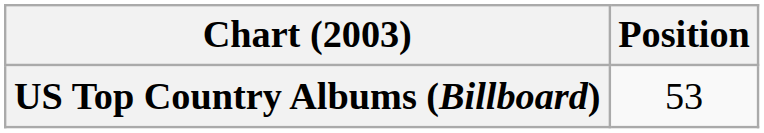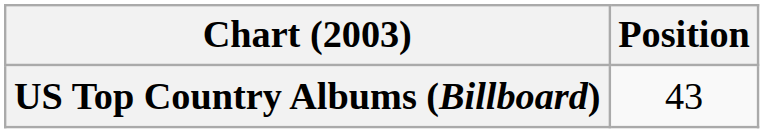(684, 95) 53 -> (684, 95) 43
